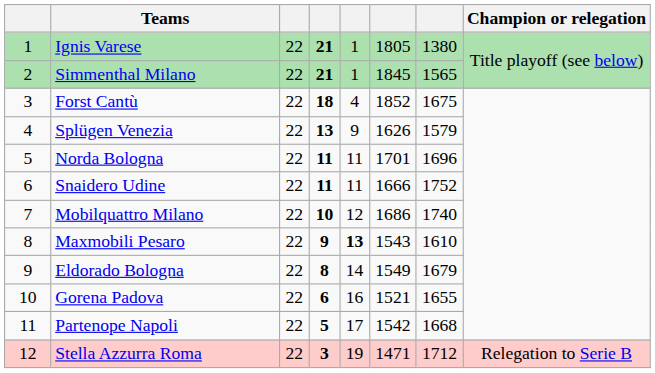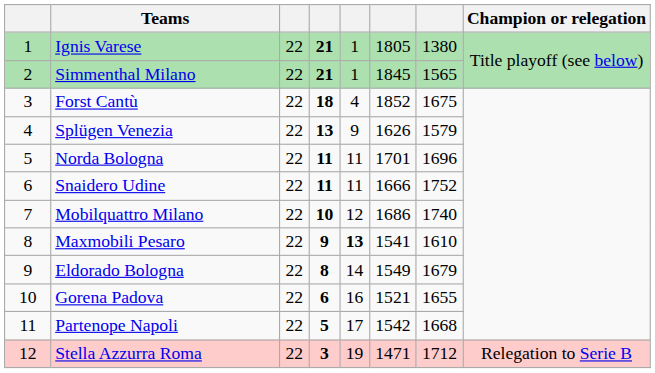(393, 241) 1543 -> (393, 241) 1541
